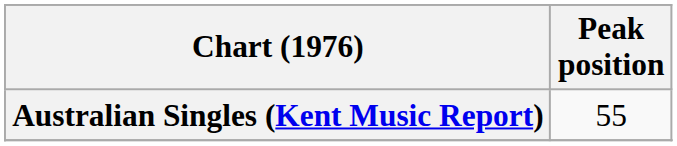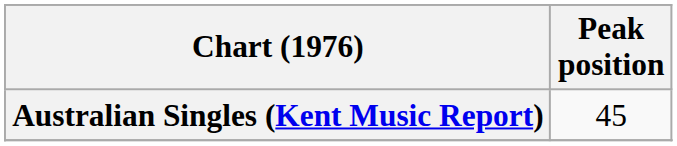(611, 114) 55 -> (611, 114) 45
